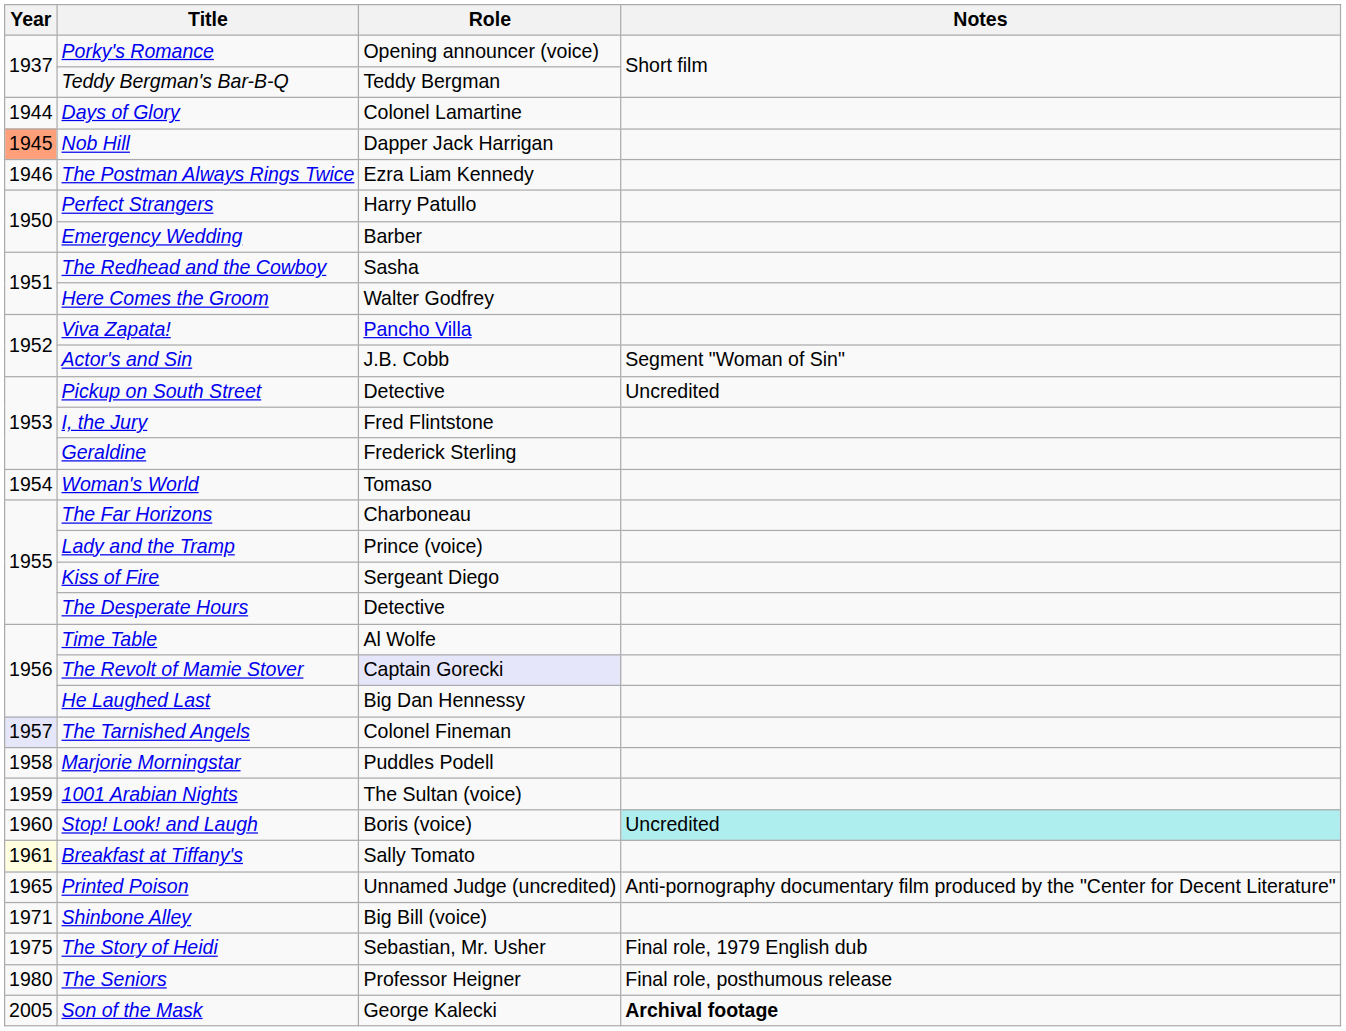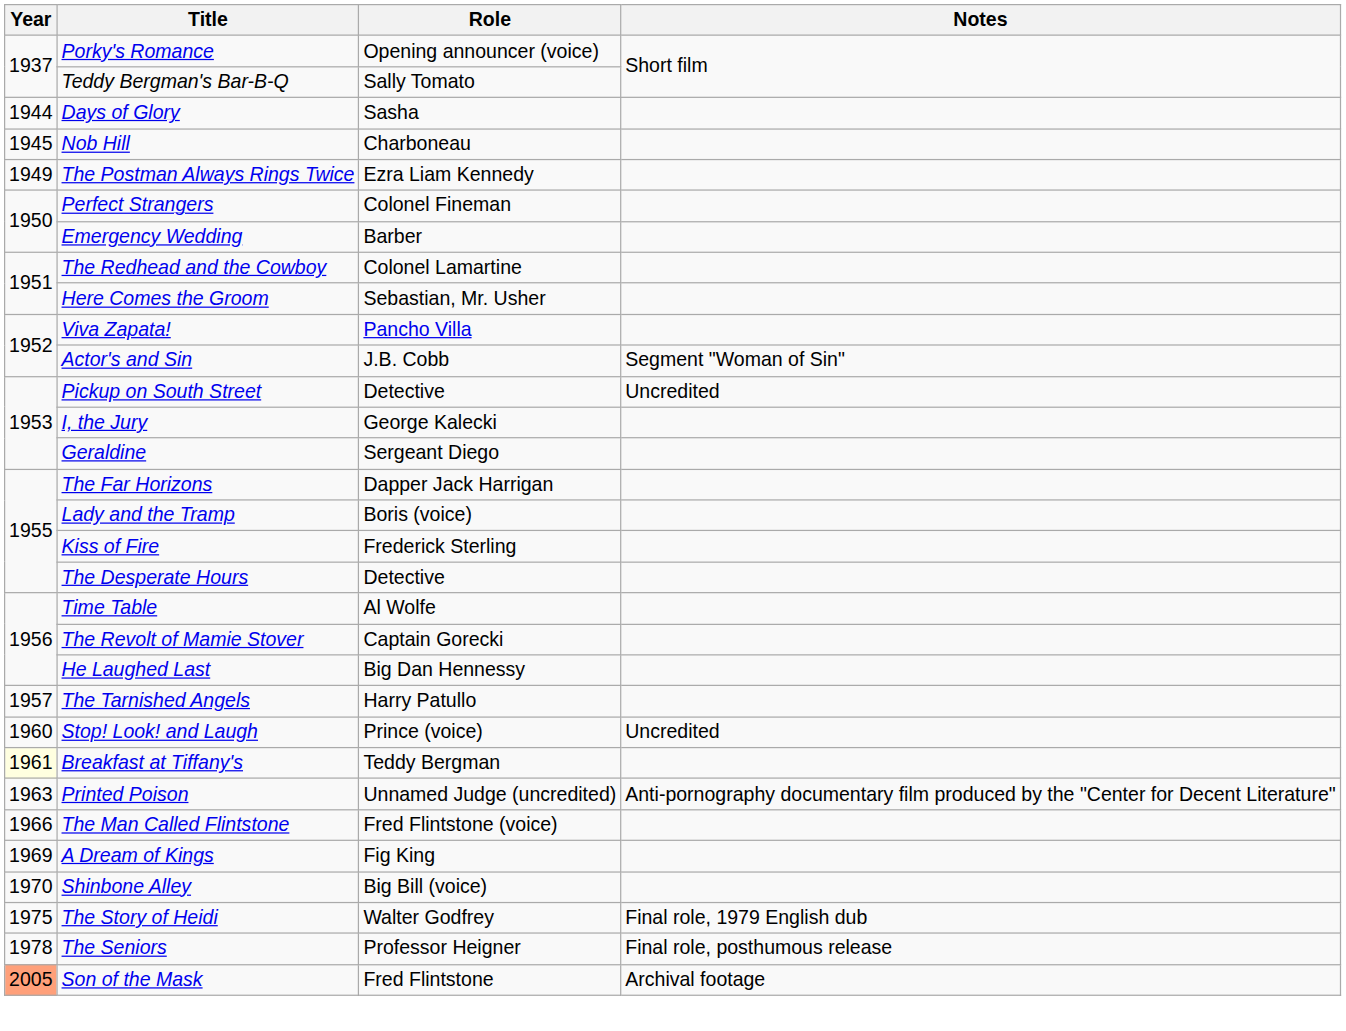(432, 81) Teddy Bergman -> (419, 81) Sally Tomato
(443, 112) Colonel Lamartine -> (391, 112) Sasha
(31, 143) lightsalmon background -> (31, 143) no background
(458, 143) Dapper Jack Harrigan -> (417, 143) Charboneau
(31, 174) 1946 -> (31, 174) 1949
(420, 205) Harry Patullo -> (437, 205) Colonel Fineman
(391, 267) Sasha -> (443, 267) Colonel Lamartine
(429, 298) Walter Godfrey -> (455, 298) Sebastian, Mr. Usher
(429, 422) Fred Flintstone -> (430, 422) George Kalecki
(440, 453) Frederick Sterling -> (431, 453) Sergeant Diego
- row: (130, 484)
(417, 515) Charboneau -> (458, 484) Dapper Jack Harrigan
(423, 546) Prince (voice) -> (418, 515) Boris (voice)
(431, 577) Sergeant Diego -> (440, 546) Frederick Sterling
(433, 670) lavender background -> (433, 639) no background
(31, 732) lavender background -> (31, 701) no background
(437, 732) Colonel Fineman -> (420, 701) Harry Patullo
- row: (151, 762)
- row: (150, 793)
(418, 824) Boris (voice) -> (423, 732) Prince (voice)
(672, 824) paleturquoise background -> (672, 732) no background
(419, 855) Sally Tomato -> (432, 762) Teddy Bergman
(31, 886) 1965 -> (31, 793) 1963
+ row: (175, 824)
+ row: (138, 855)
(31, 917) 1971 -> (31, 886) 1970
(455, 948) Sebastian, Mr. Usher -> (429, 917) Walter Godfrey
(31, 979) 1980 -> (31, 948) 1978
(31, 1010) no background -> (31, 979) lightsalmon background
(430, 1010) George Kalecki -> (429, 979) Fred Flintstone
(702, 1010) bold -> (695, 979) normal
